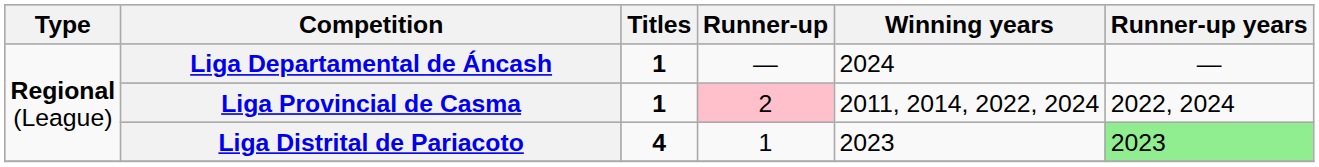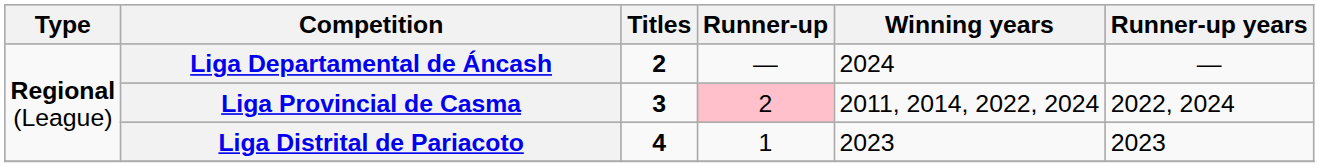(659, 64) 1 -> (659, 64) 2
(659, 103) 1 -> (659, 103) 3
(1138, 142) lightgreen background -> (1138, 142) no background
